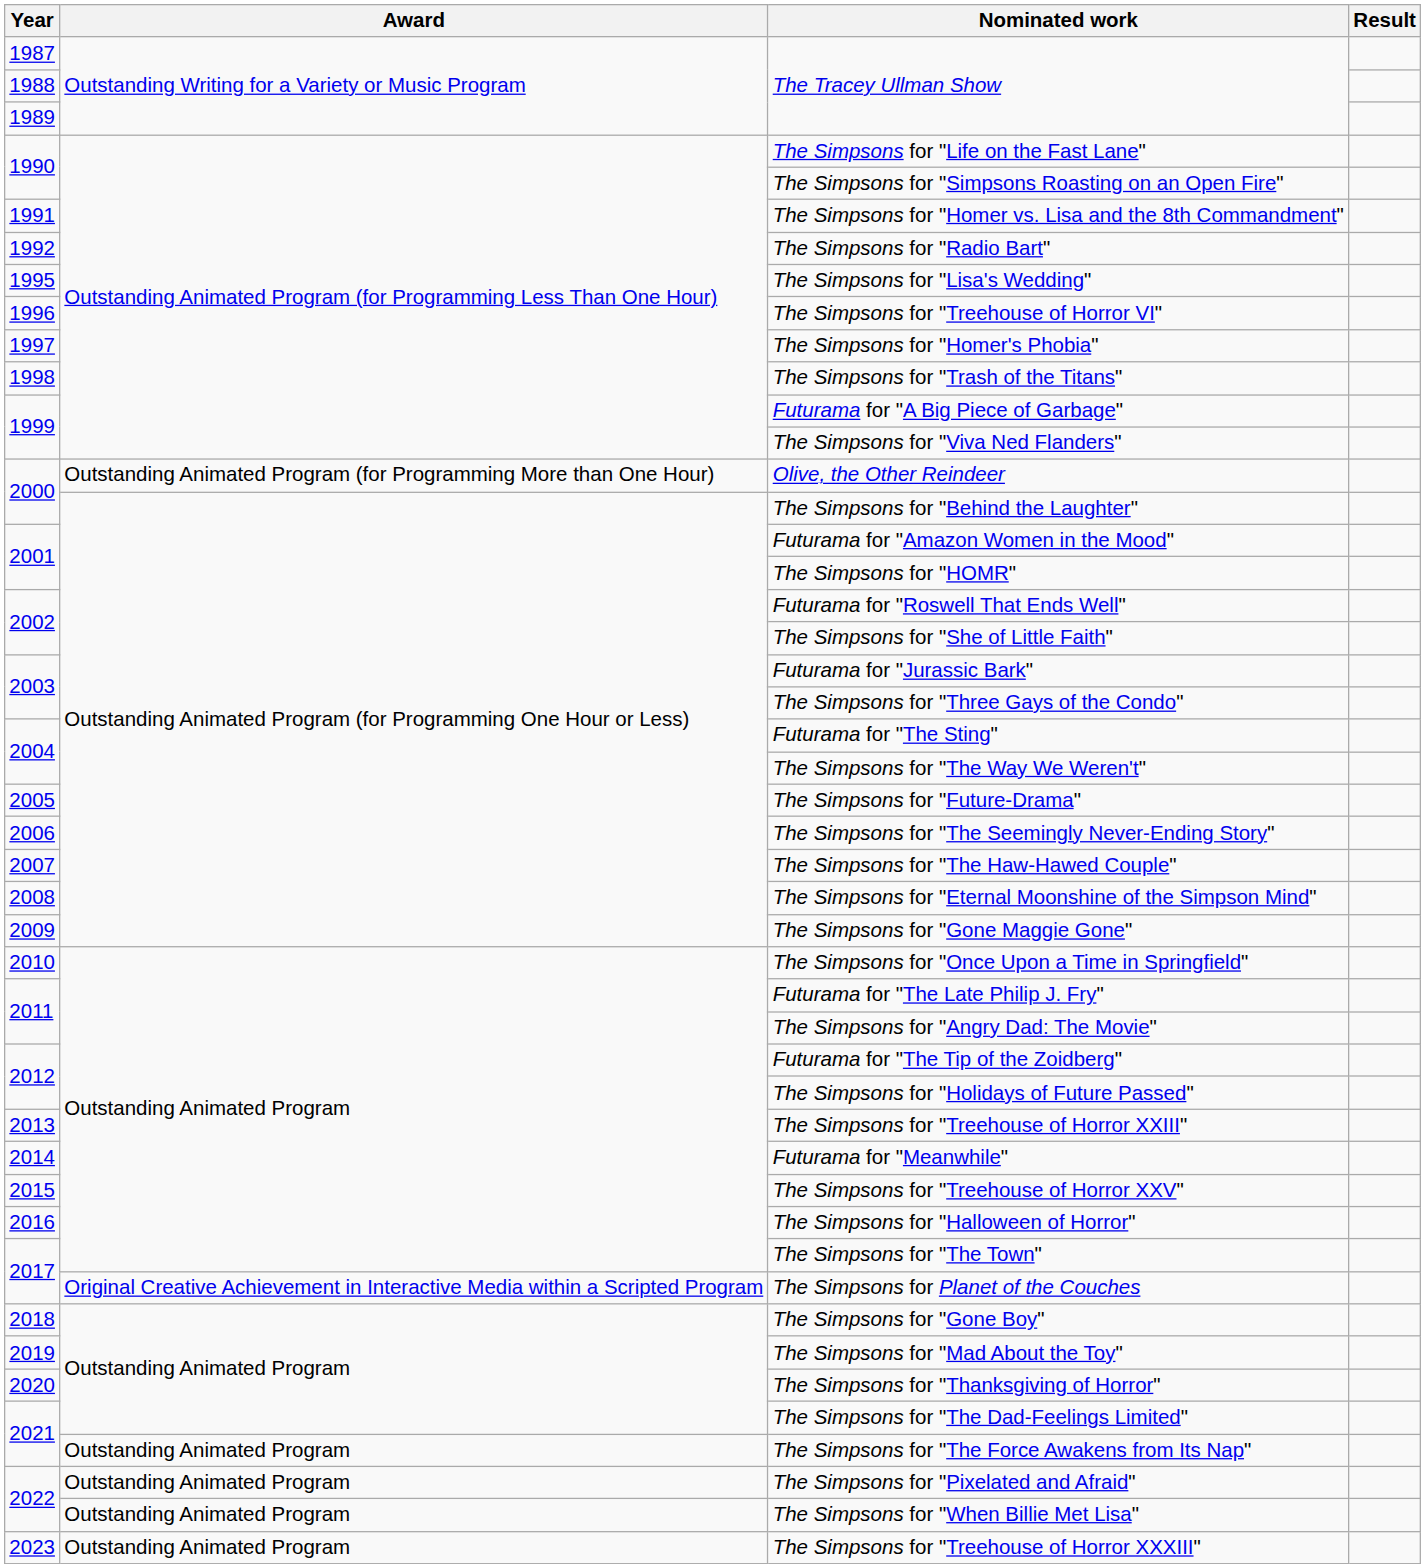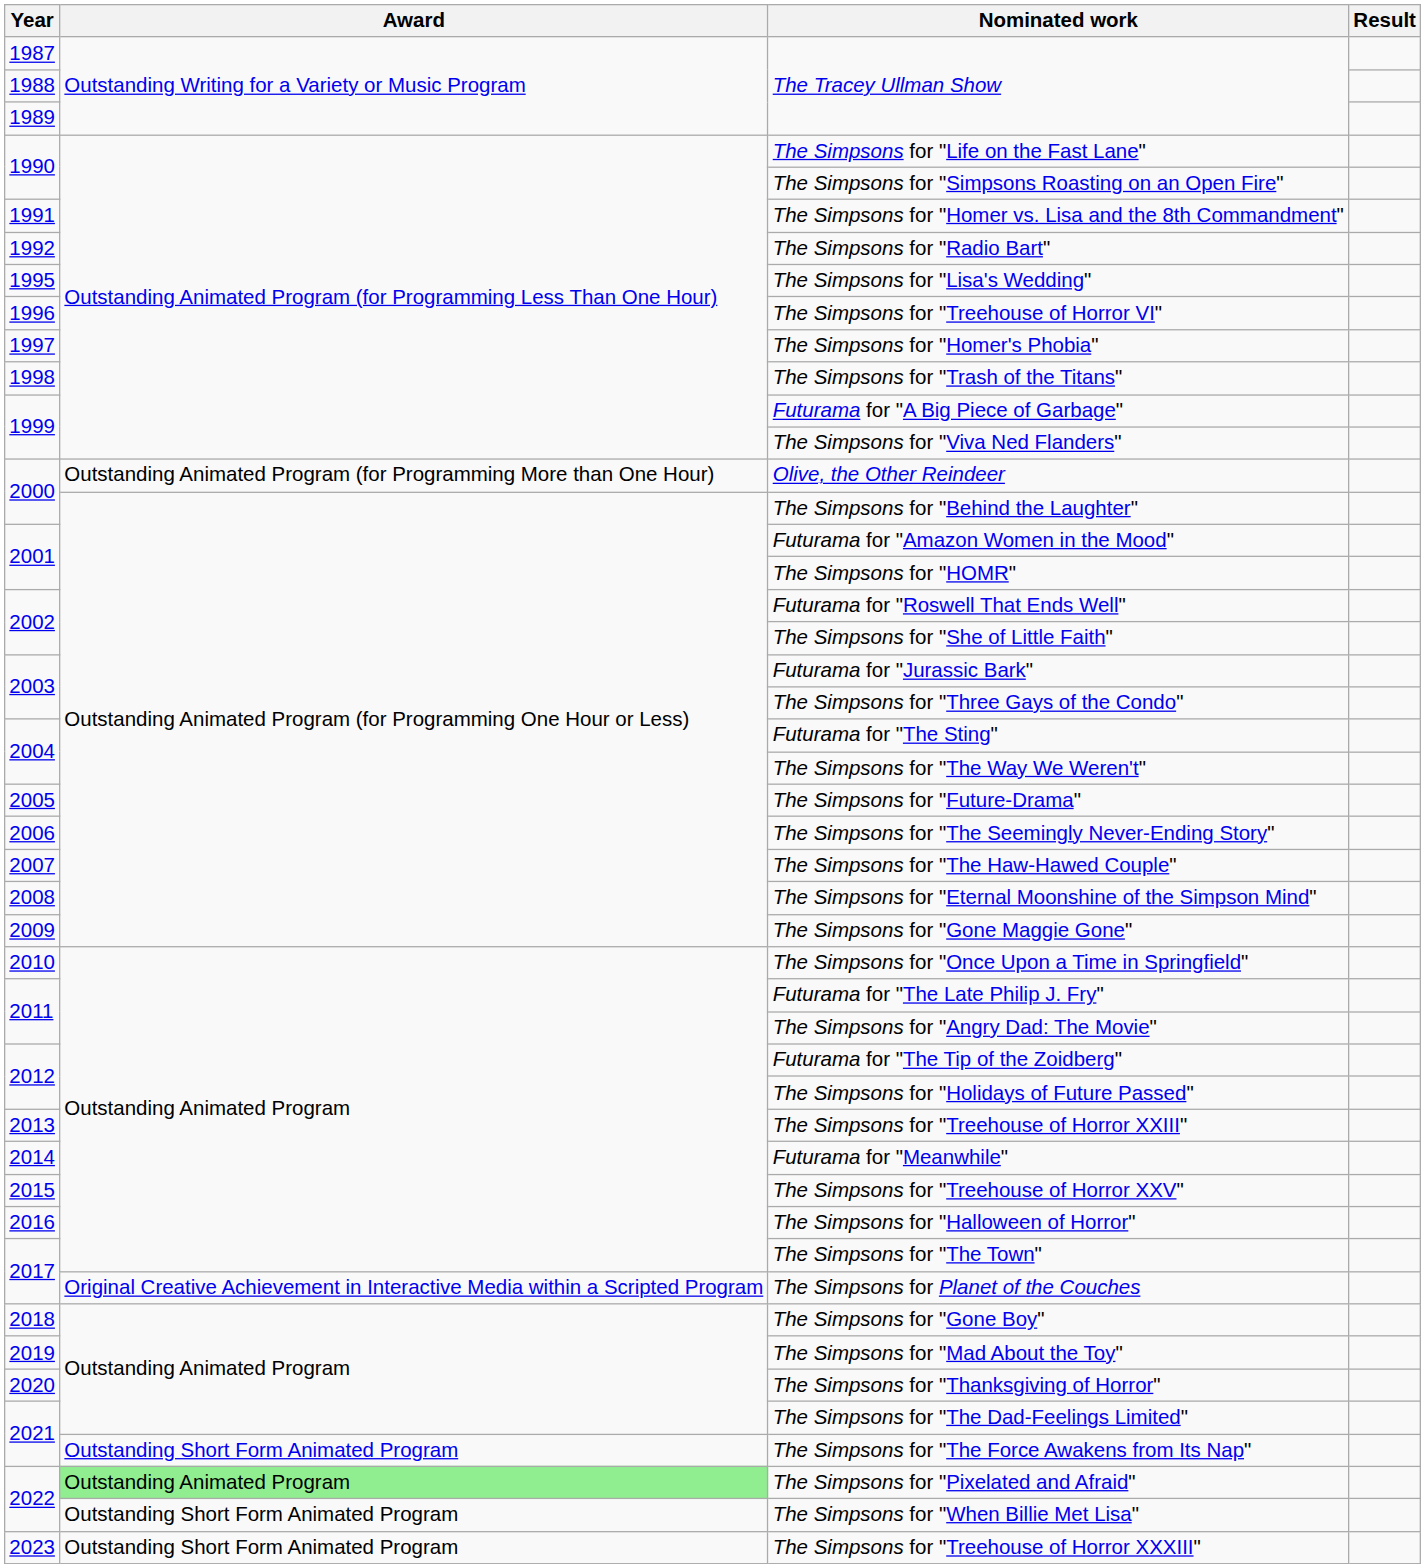(207, 1449) Outstanding Animated Program -> (261, 1449) Outstanding Short Form Animated Program
(207, 1482) no background -> (207, 1482) lightgreen background
(207, 1514) Outstanding Animated Program -> (261, 1514) Outstanding Short Form Animated Program
(207, 1547) Outstanding Animated Program -> (261, 1547) Outstanding Short Form Animated Program
